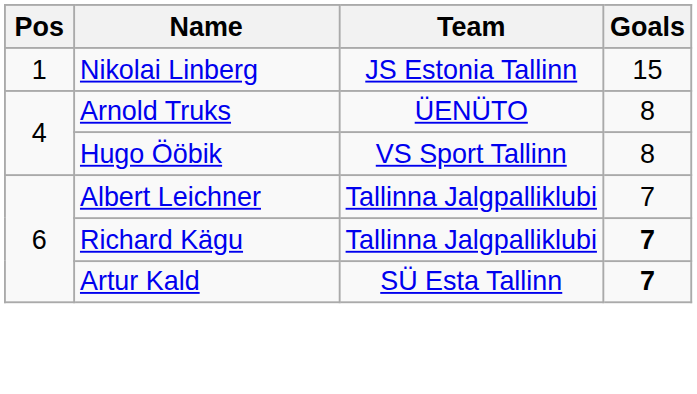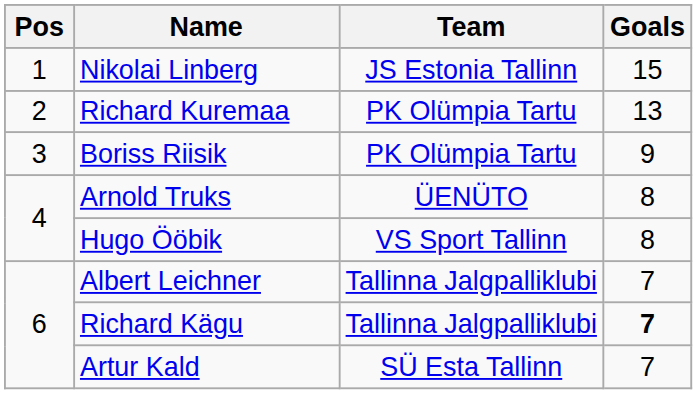+ row: (185, 112)
+ row: (153, 154)
(647, 282) bold -> (647, 367) normal
